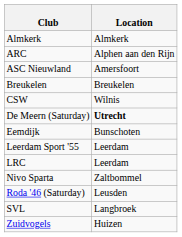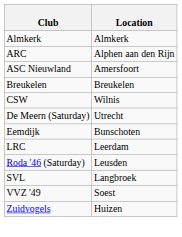(110, 116) bold -> (109, 116) normal
- row: (43, 147)
- row: (30, 178)
+ row: (24, 193)
